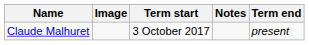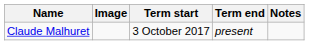columns swapped: (276, 13) <-> (231, 13)
